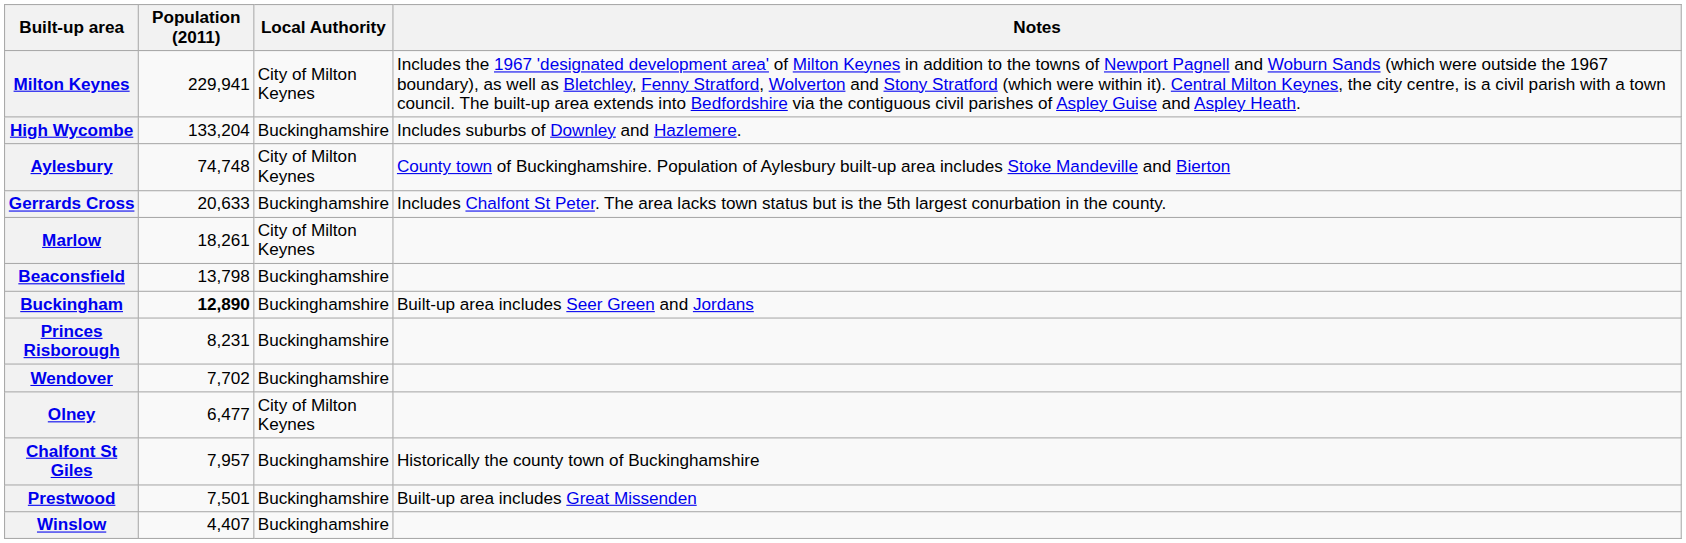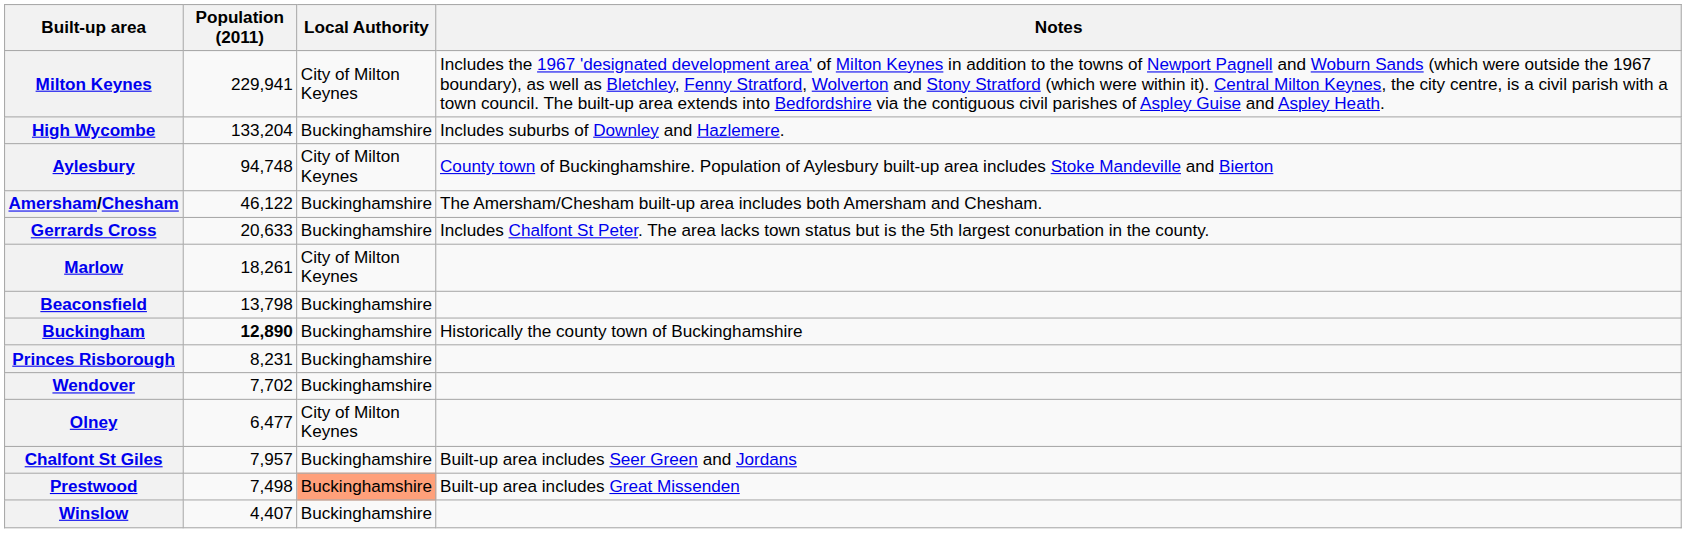(224, 166) 74,748 -> (267, 166) 94,748
+ row: (94, 203)
(575, 304) Built-up area includes Seer Green and Jordans -> (621, 331) Historically the county town of Buckinghamshire
(578, 461) Historically the county town of Buckinghamshire -> (618, 459) Built-up area includes Seer Green and Jordans
(228, 497) 7,501 -> (271, 486) 7,498
(323, 497) no background -> (366, 486) lightsalmon background
